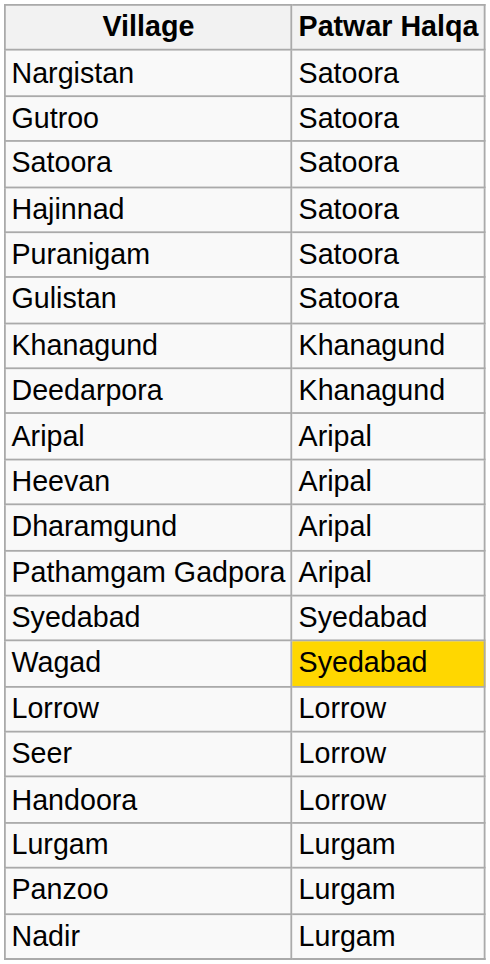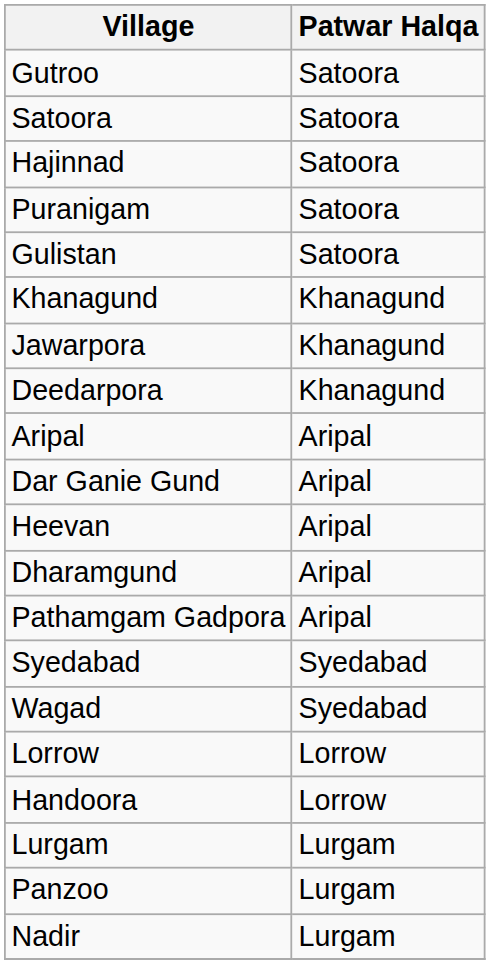- row: (73, 72)
+ row: (78, 345)
+ row: (116, 481)
(363, 663) gold background -> (363, 708) no background
- row: (42, 753)
